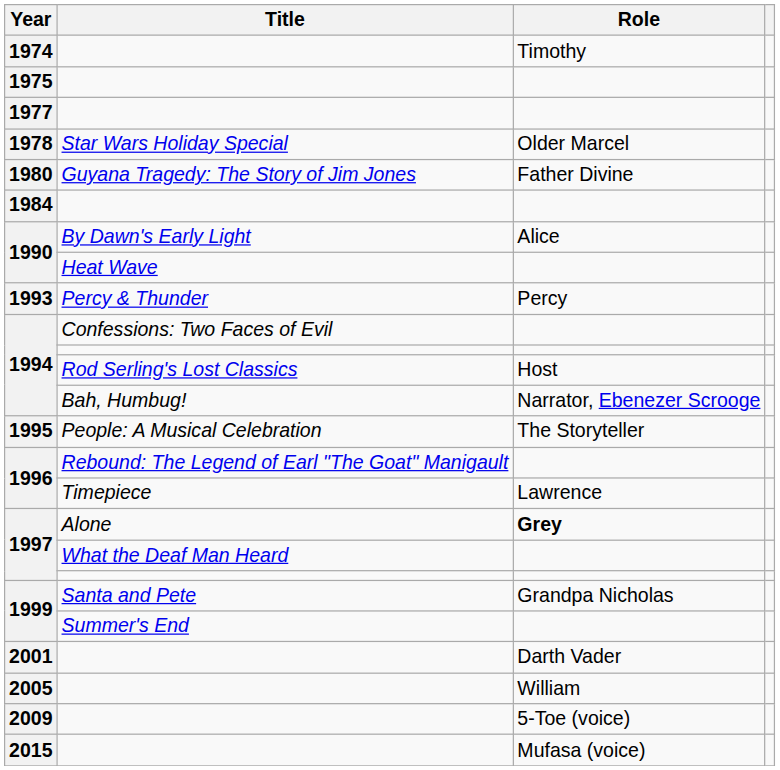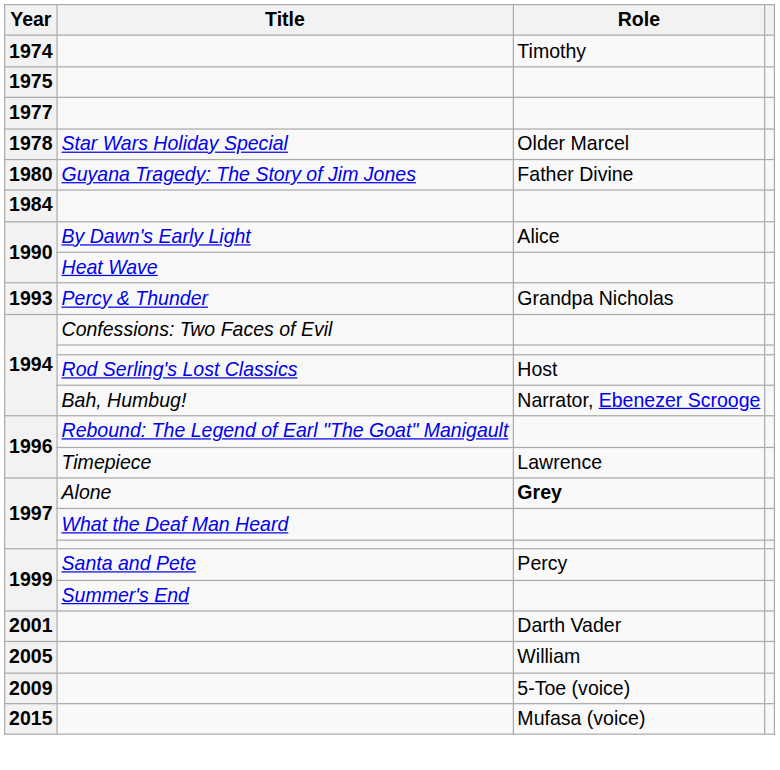(542, 298) Percy -> (595, 298) Grandpa Nicholas
- row: (31, 431)
(595, 595) Grandpa Nicholas -> (542, 564) Percy
